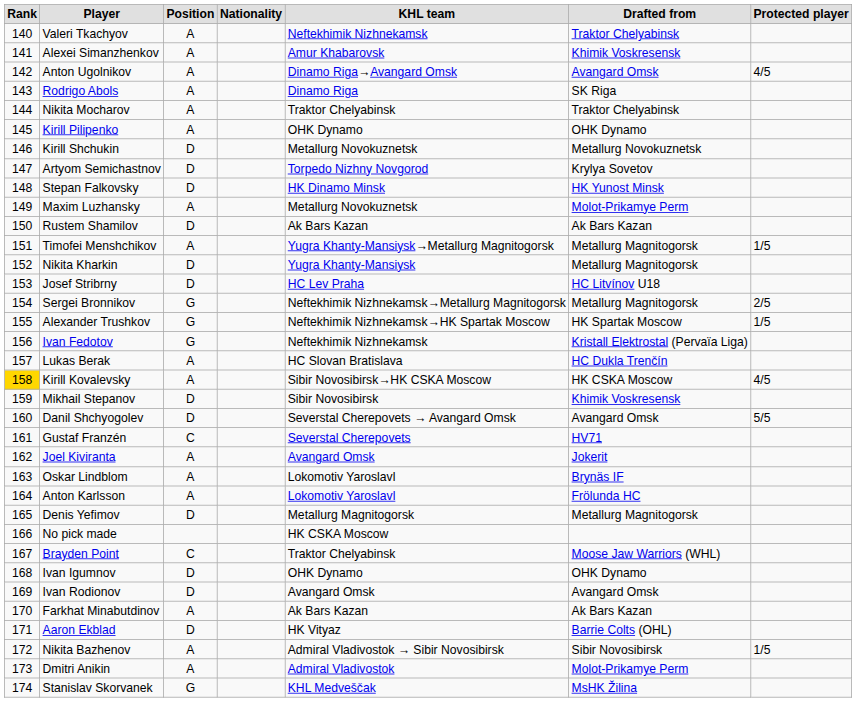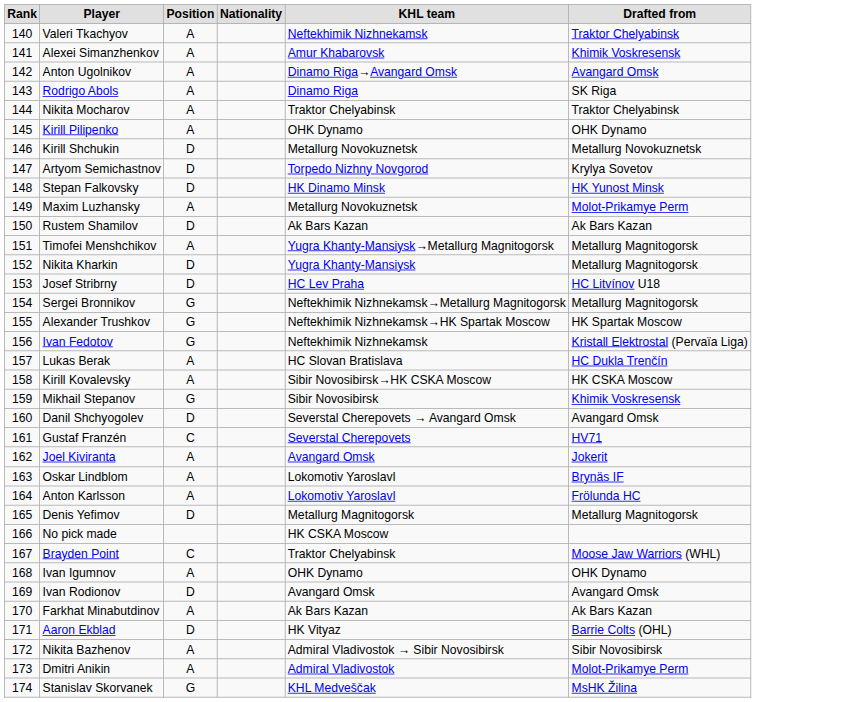- column: (801, 14)
(22, 380) gold background -> (22, 380) no background
(190, 399) D -> (190, 399) G
(190, 572) D -> (190, 572) A
